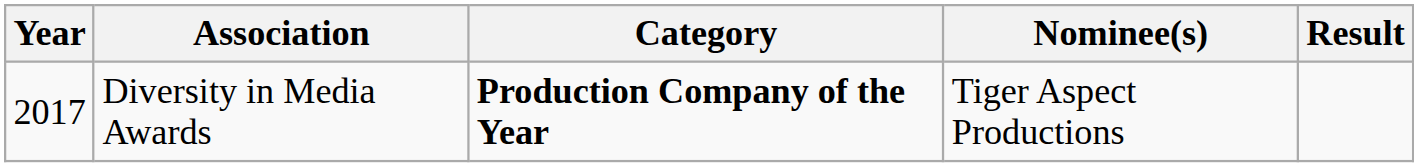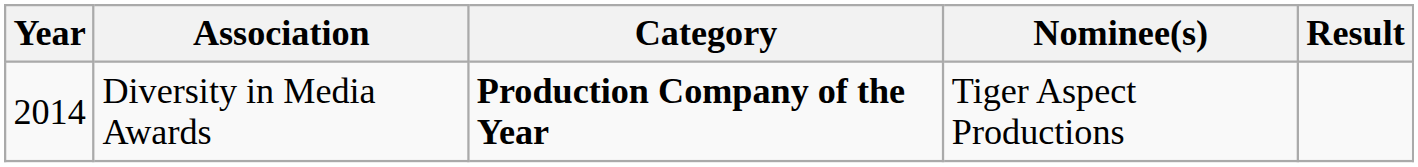(50, 110) 2017 -> (50, 110) 2014
